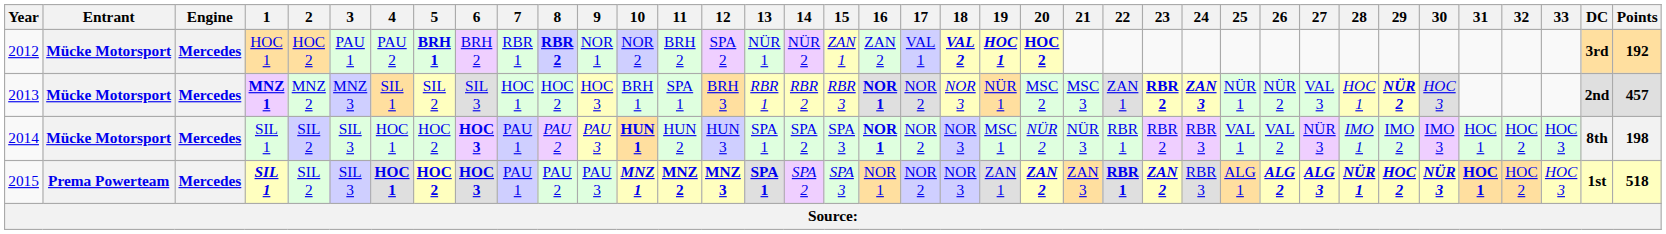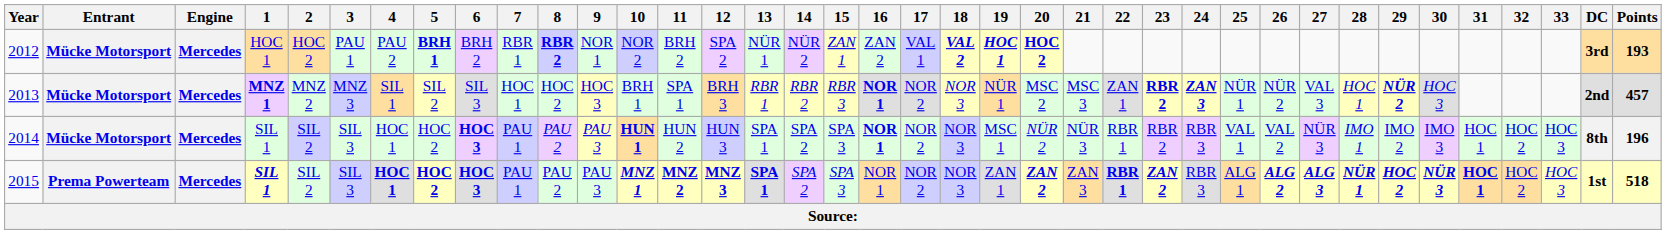(1637, 51) 192 -> (1637, 51) 193
(1637, 138) 198 -> (1637, 138) 196
